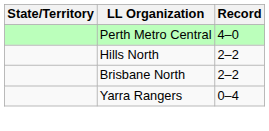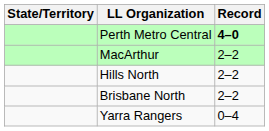(228, 34) normal -> (228, 34) bold
+ row: (129, 55)
